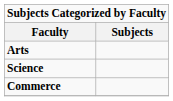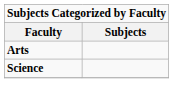- row: (34, 86)
